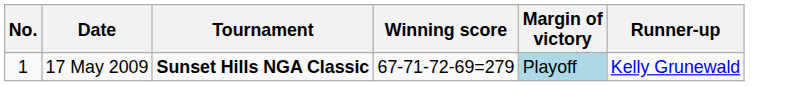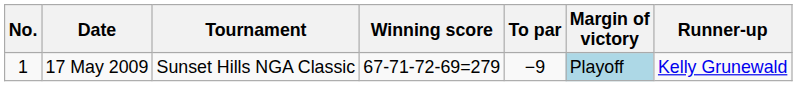+ column: (535, 29)
(263, 67) bold -> (256, 67) normal
